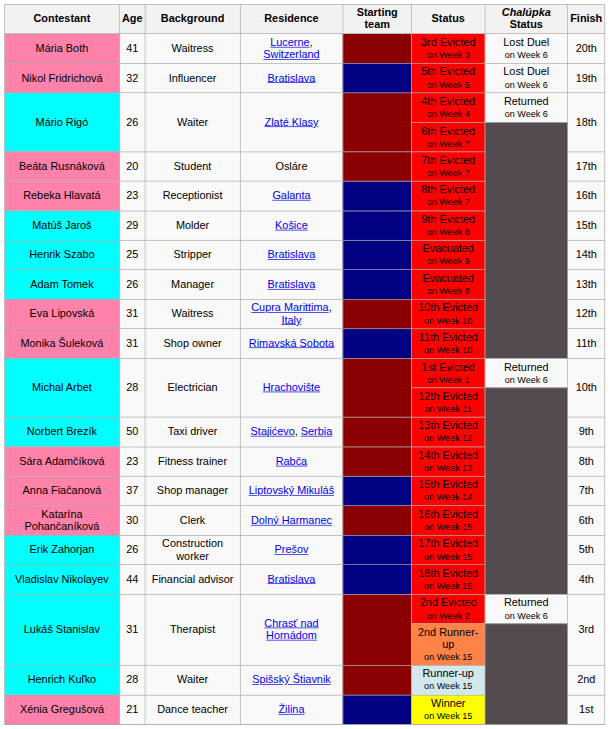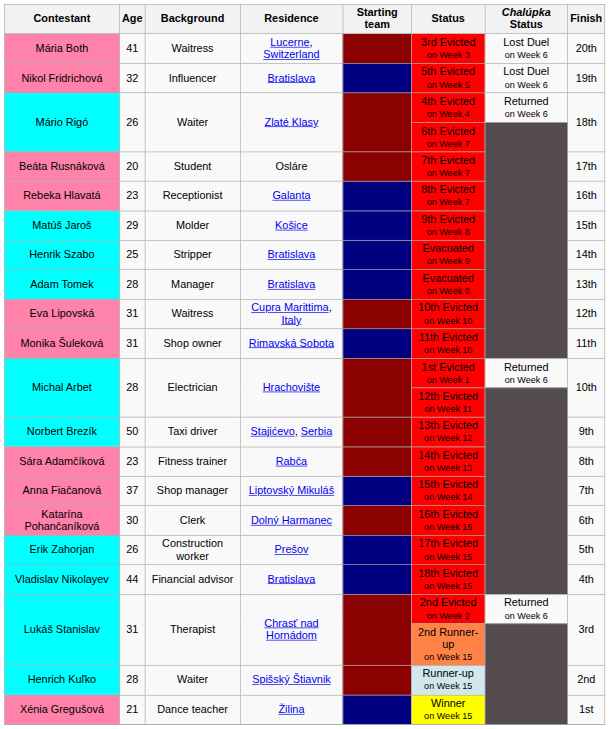(132, 284) 26 -> (132, 284) 28
